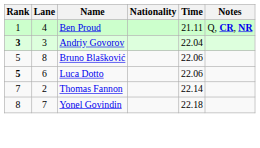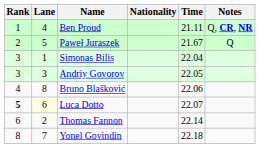+ row: (89, 43)
+ row: (87, 58)
(18, 43) bold -> (18, 74) normal
(192, 43) 22.04 -> (192, 74) 22.05
(18, 58) 5 -> (18, 89) 4
(44, 74) no background -> (44, 105) lightyellow background
(192, 74) 22.06 -> (192, 105) 22.07
(18, 89) 7 -> (18, 120) 6
